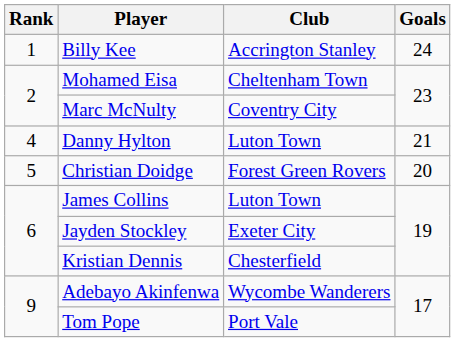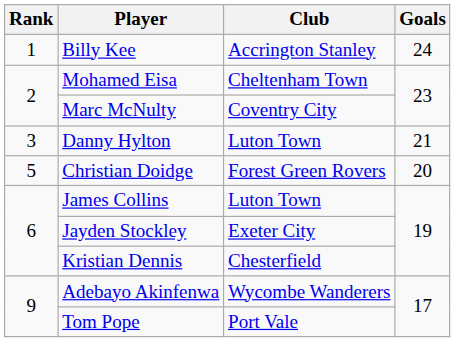(31, 140) 4 -> (31, 140) 3
